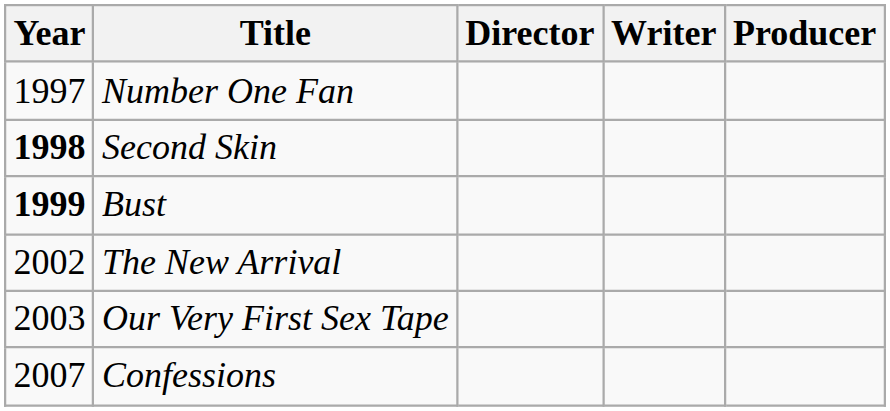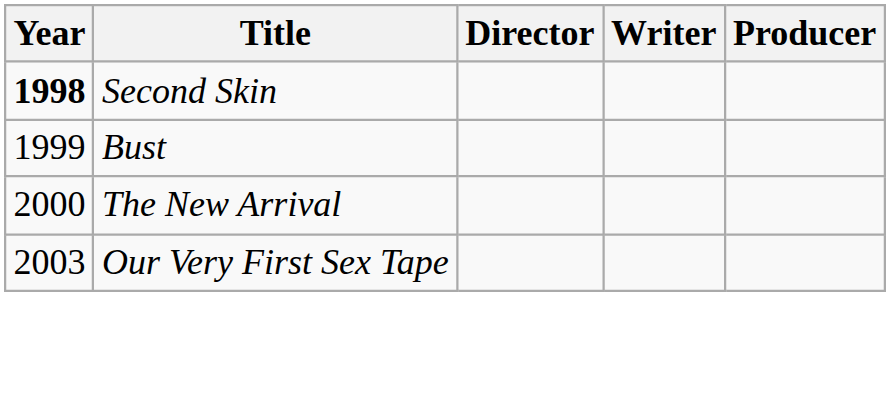- row: (228, 90)
(49, 204) bold -> (49, 147) normal
(49, 261) 2002 -> (49, 204) 2000
- row: (189, 375)
